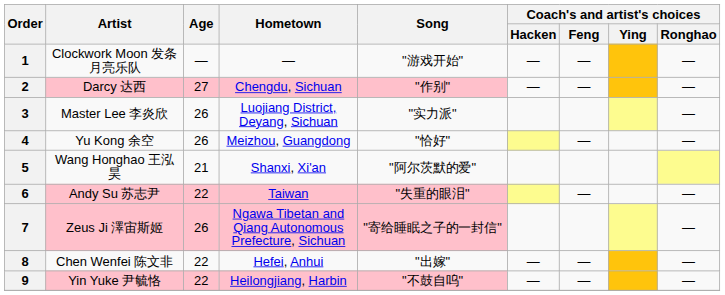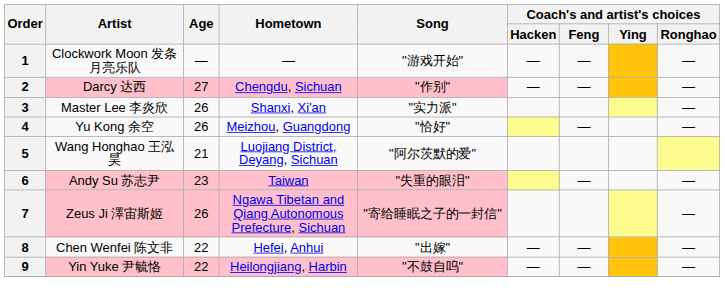(288, 114) Luojiang District, Deyang, Sichuan -> (288, 107) Shanxi, Xi'an
(288, 167) Shanxi, Xi'an -> (288, 153) Luojiang District, Deyang, Sichuan
(201, 194) 22 -> (201, 180) 23
